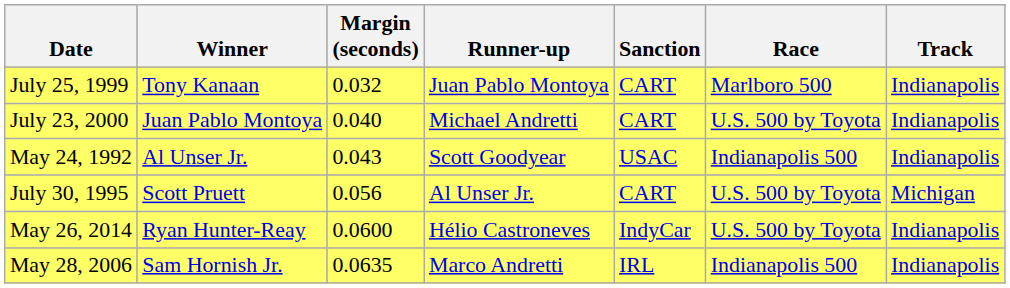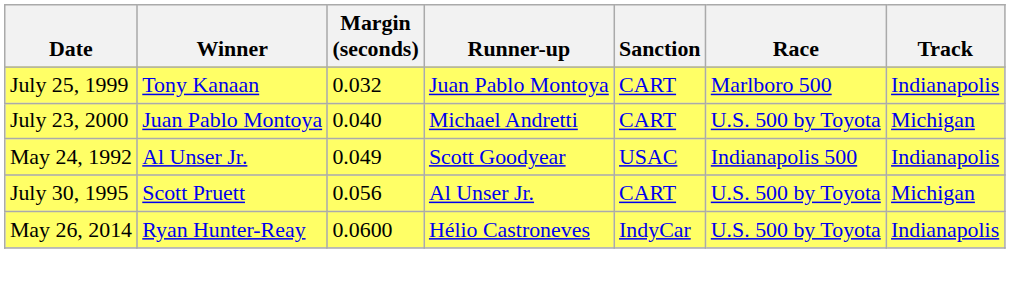(945, 120) Indianapolis -> (933, 120) Michigan
(357, 157) 0.043 -> (357, 157) 0.049
- row: (71, 265)
